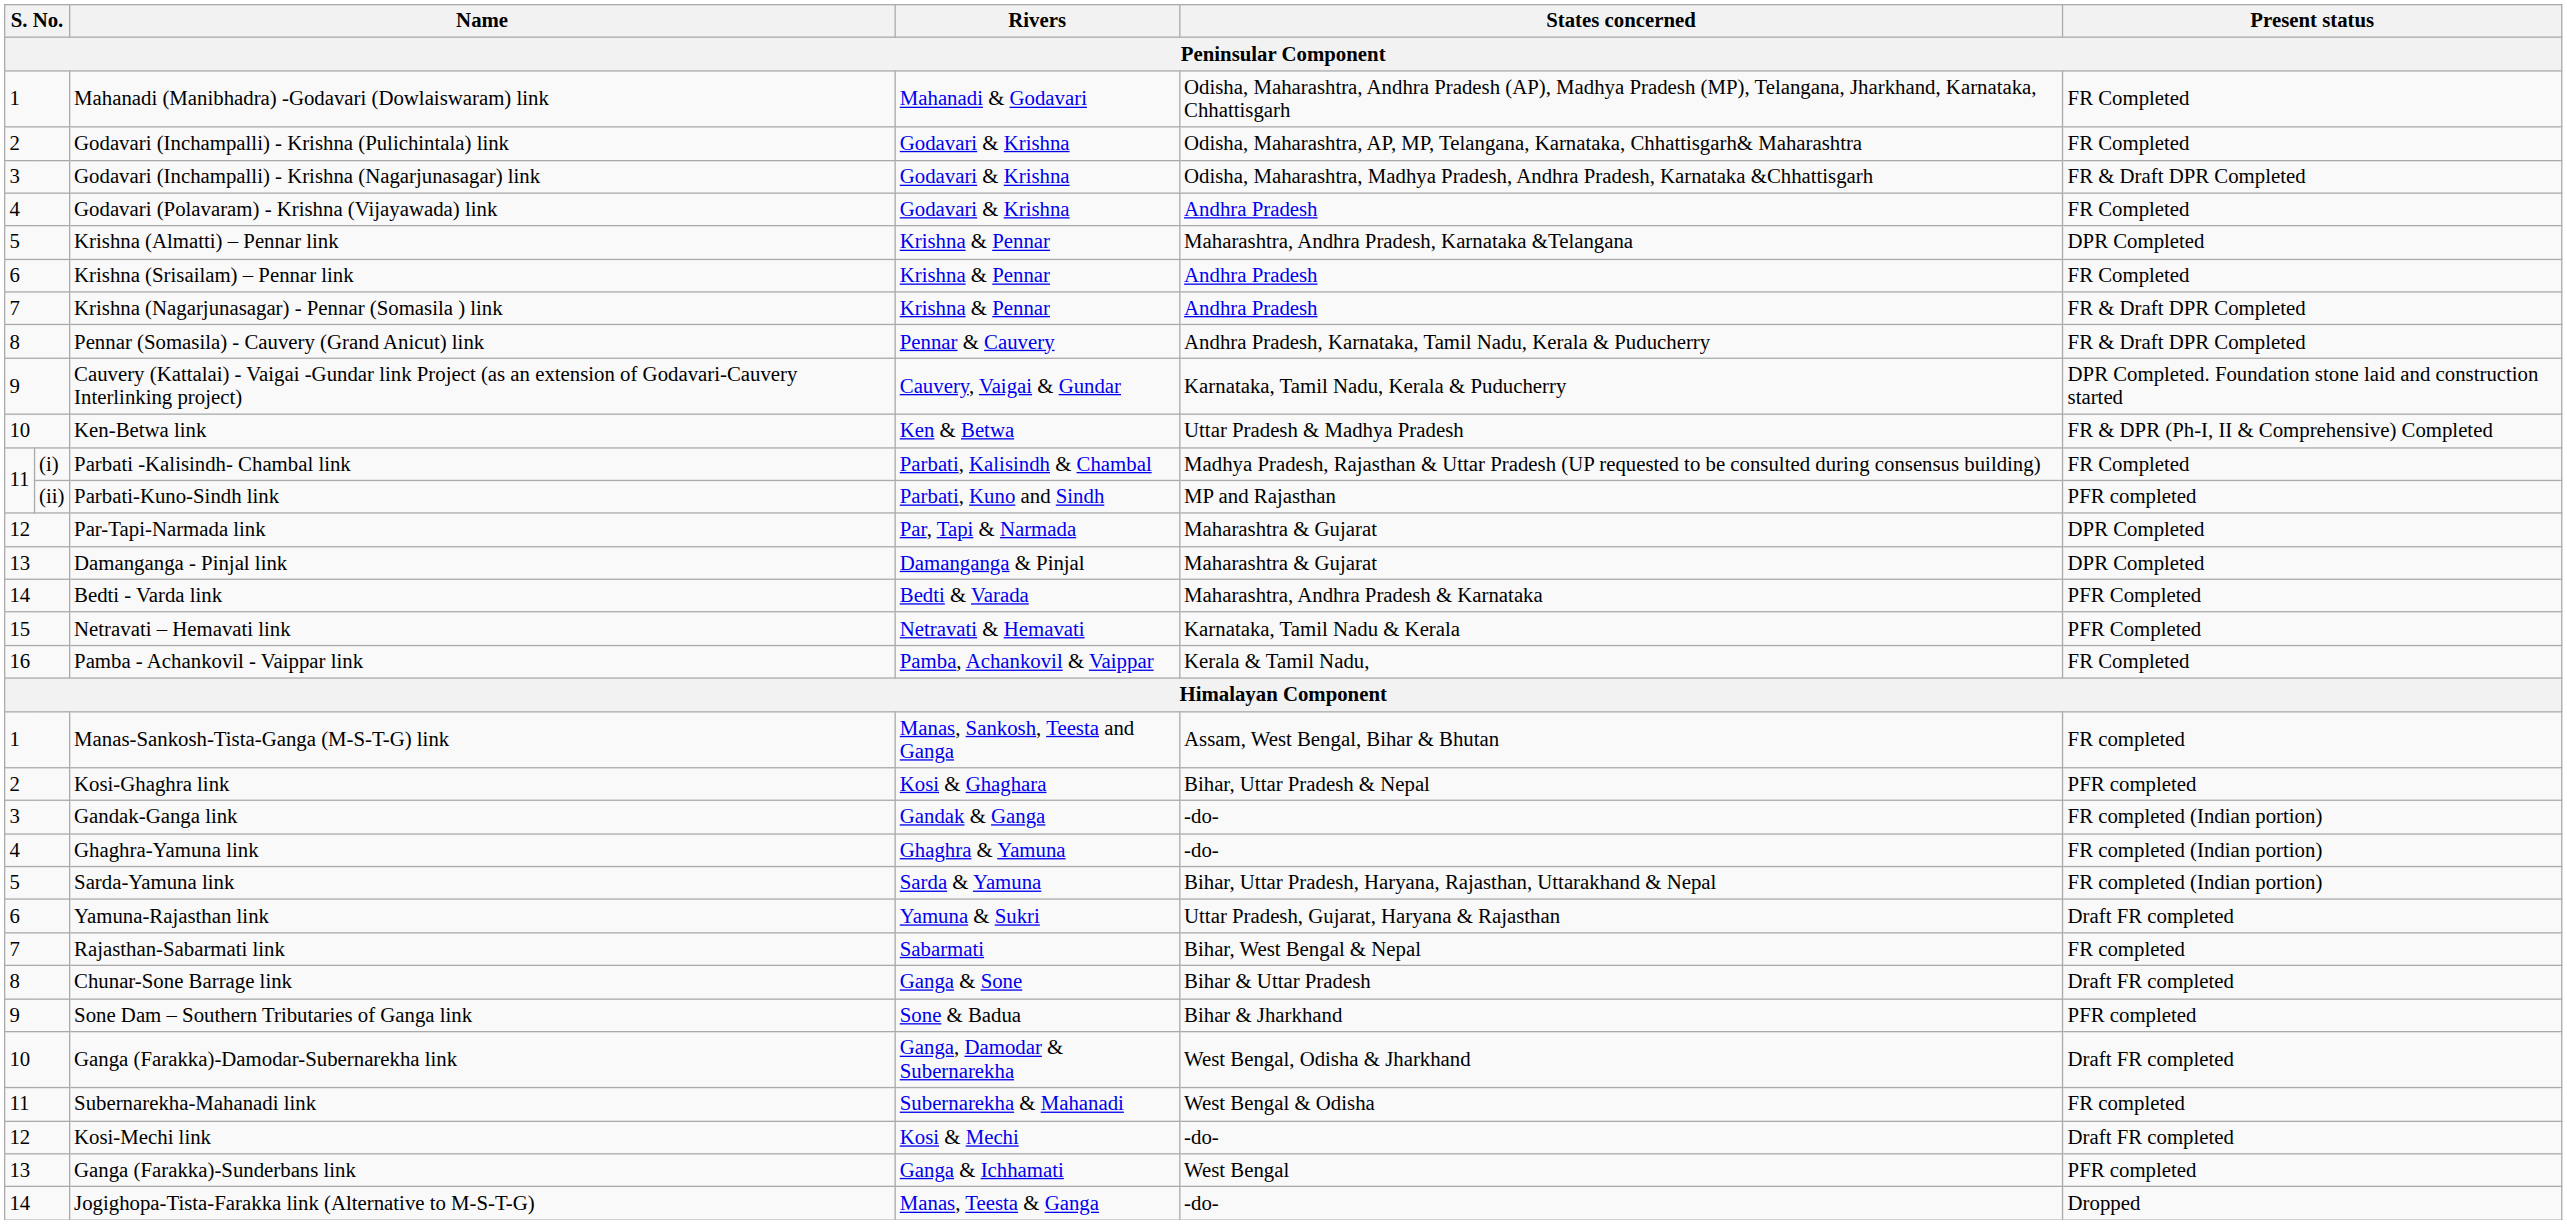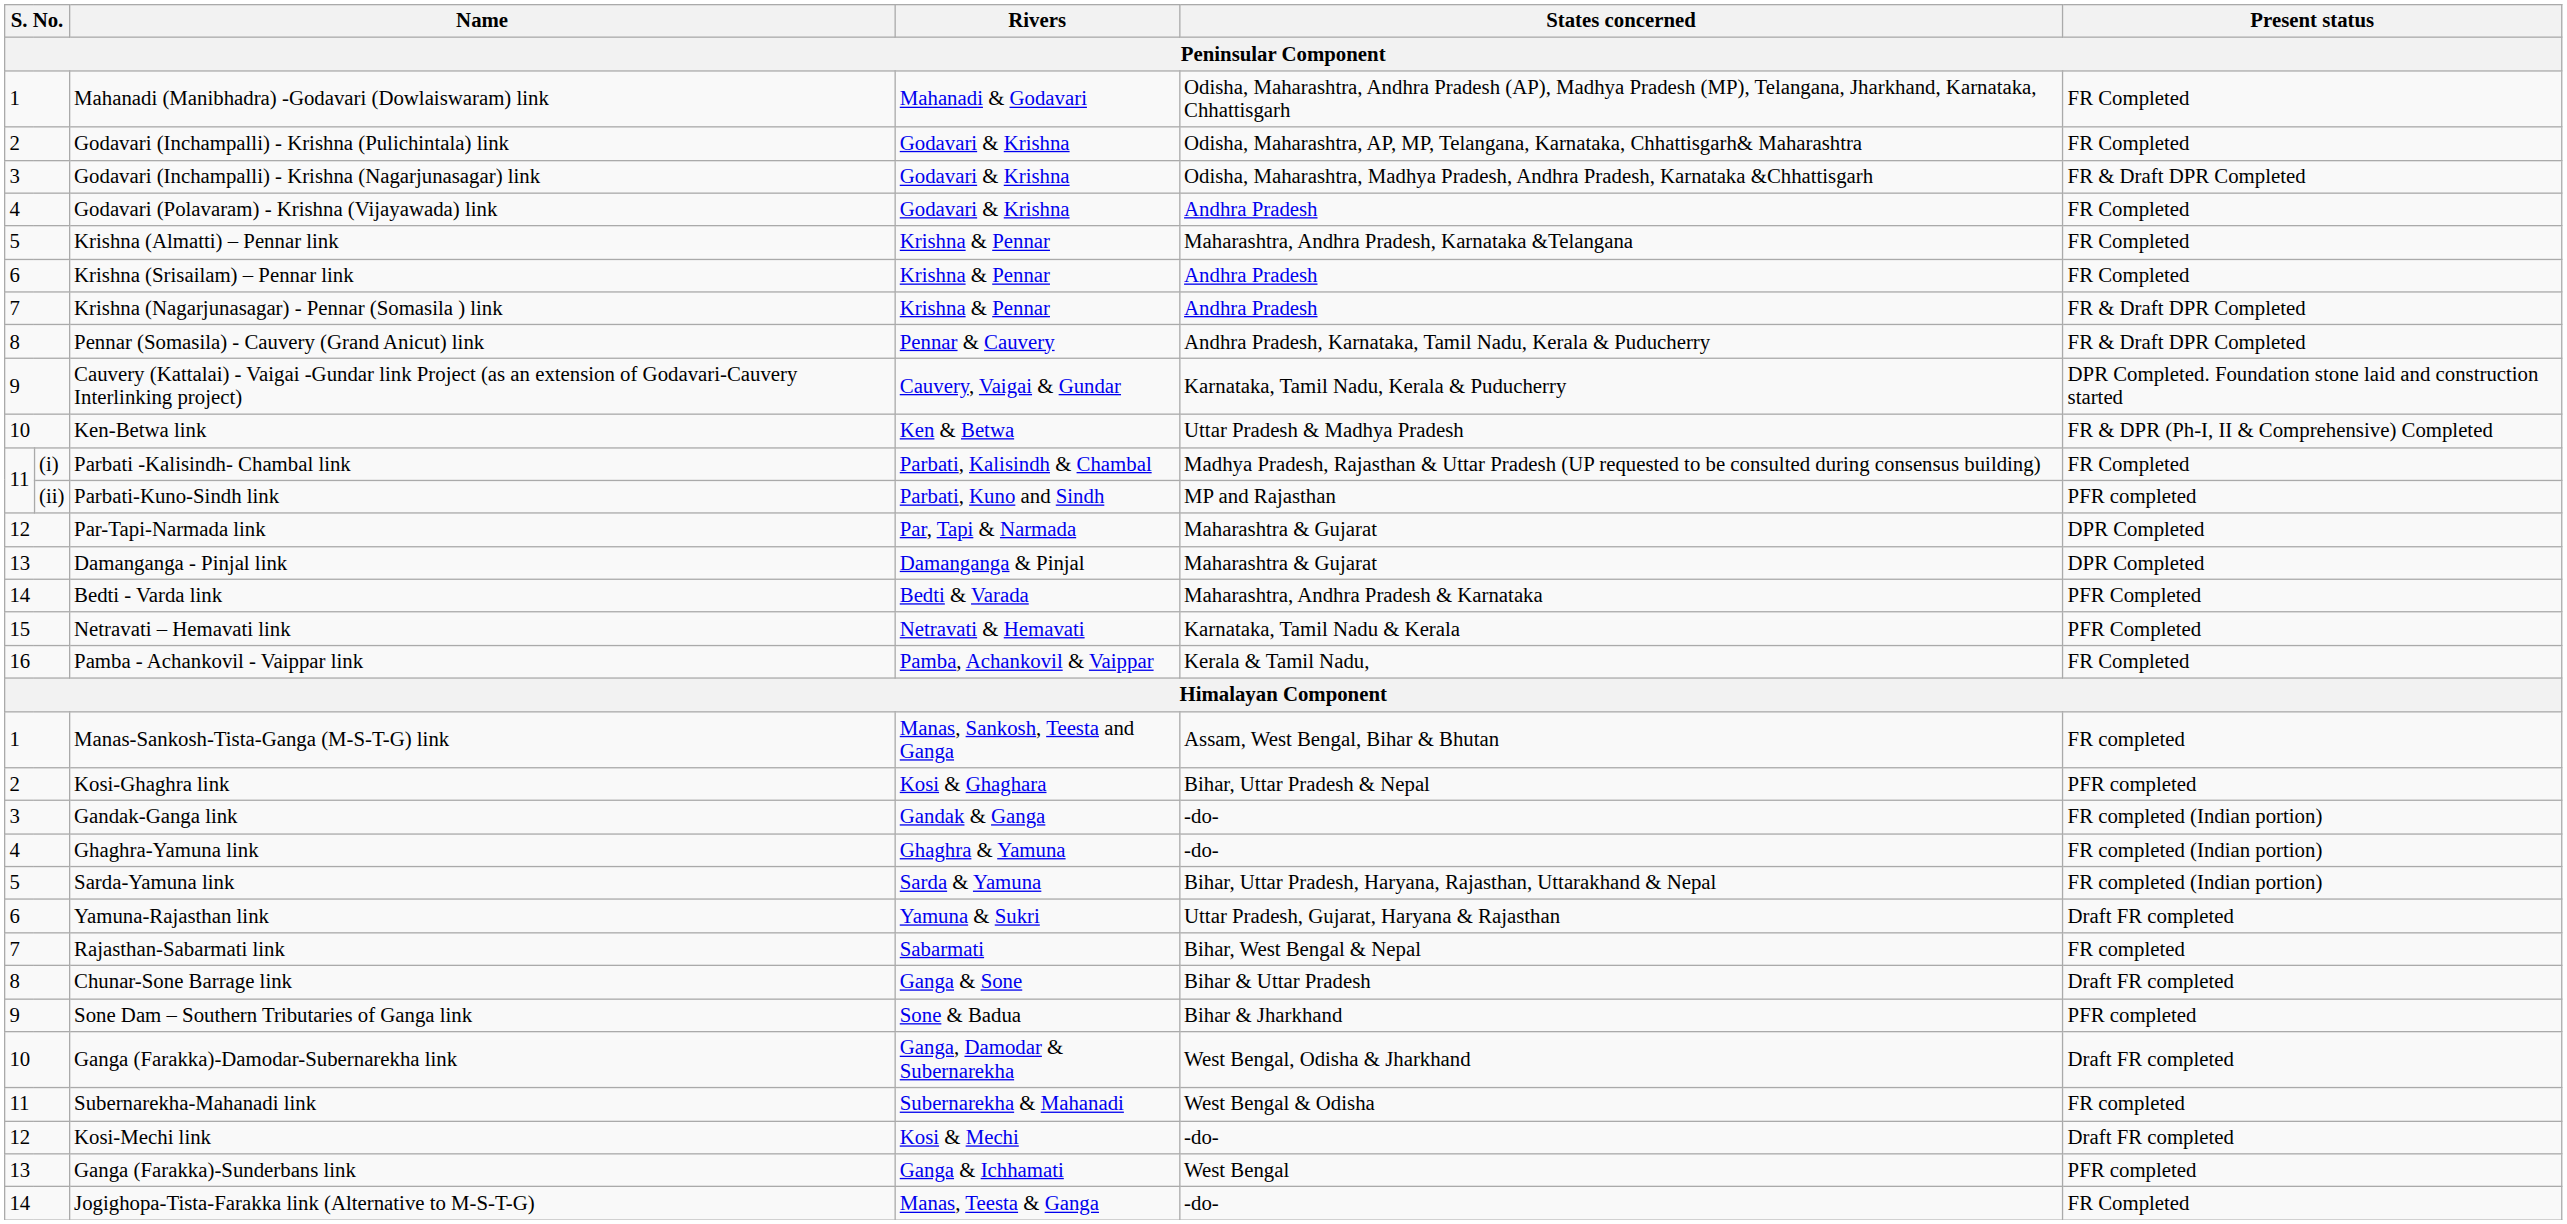(2136, 242) DPR Completed -> (2129, 242) FR Completed
(2104, 1203) Dropped -> (2129, 1203) FR Completed
